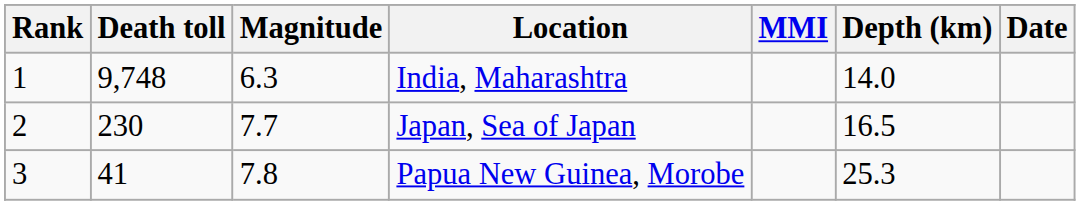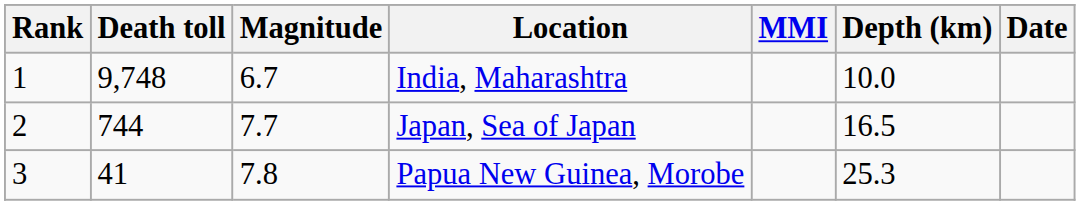(259, 77) 6.3 -> (259, 77) 6.7
(869, 77) 14.0 -> (869, 77) 10.0
(120, 125) 230 -> (120, 125) 744
